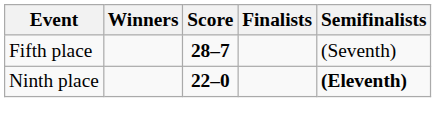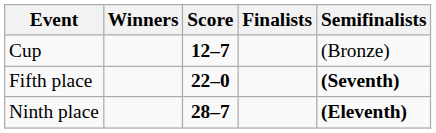+ row: (25, 50)
(210, 50) 28–7 -> (210, 81) 22–0
(359, 50) normal -> (360, 81) bold
(210, 81) 22–0 -> (210, 111) 28–7
